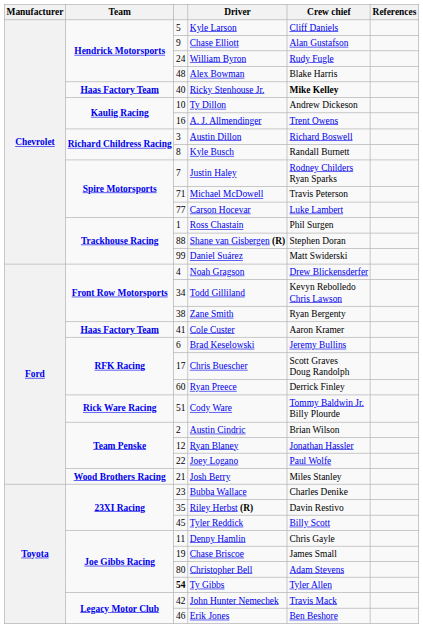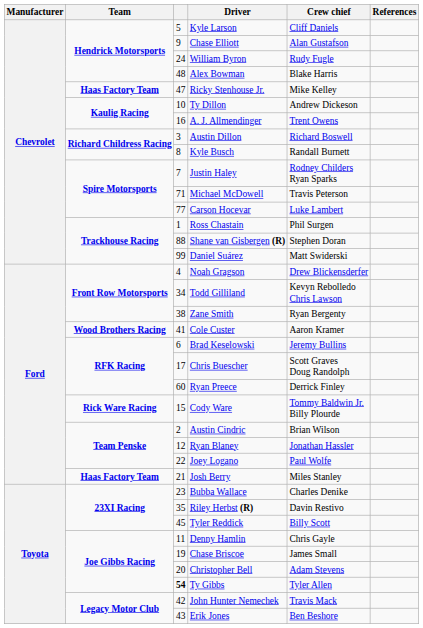(181, 90) 40 -> (181, 90) 47
(314, 90) bold -> (313, 90) normal
(120, 330) Haas Factory Team -> (120, 330) Wood Brothers Racing
(181, 408) 51 -> (181, 408) 15
(120, 476) Wood Brothers Racing -> (120, 476) Haas Factory Team
(181, 569) 80 -> (181, 569) 20
(181, 616) 46 -> (181, 616) 43
